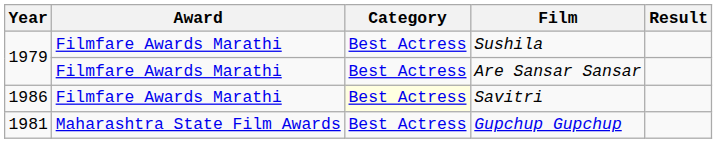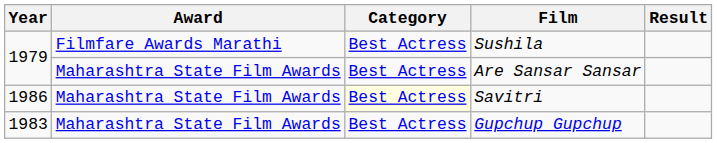(169, 71) Filmfare Awards Marathi -> (198, 71) Maharashtra State Film Awards
(169, 98) Filmfare Awards Marathi -> (198, 98) Maharashtra State Film Awards
(28, 125) 1981 -> (28, 125) 1983
